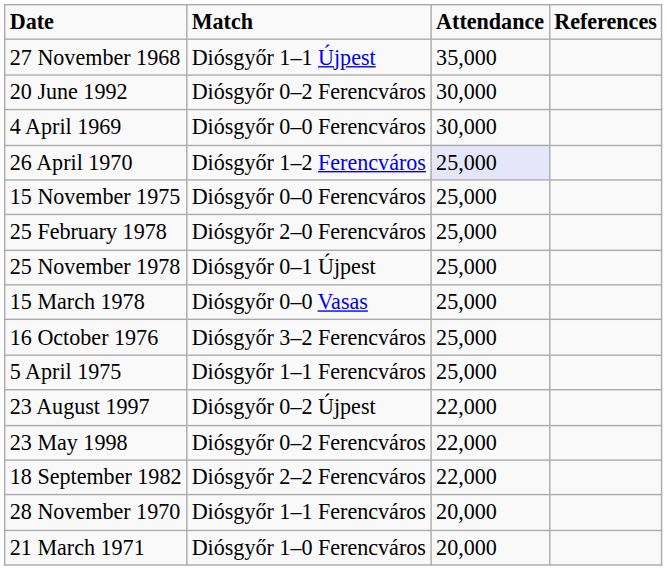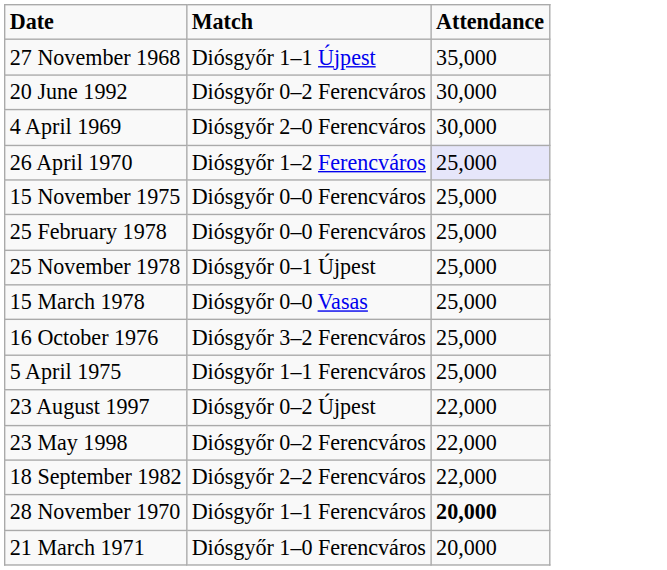- column: (605, 22)
(309, 127) Diósgyőr 0–0 Ferencváros -> (309, 127) Diósgyőr 2–0 Ferencváros
(309, 232) Diósgyőr 2–0 Ferencváros -> (309, 232) Diósgyőr 0–0 Ferencváros
(466, 512) normal -> (466, 512) bold
